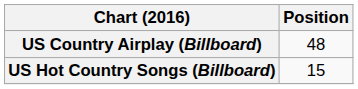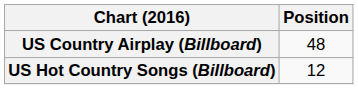(316, 70) 15 -> (316, 70) 12
